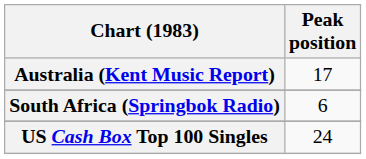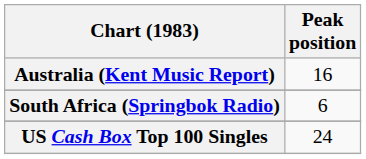(323, 74) 17 -> (323, 74) 16
